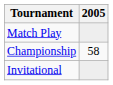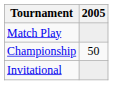(93, 51) 58 -> (93, 51) 50
